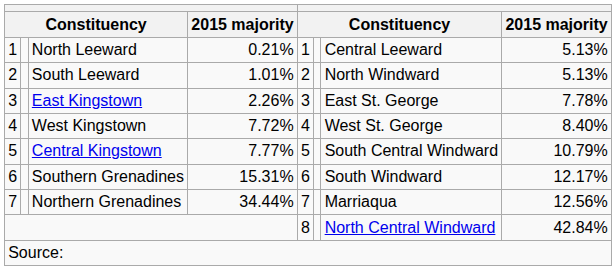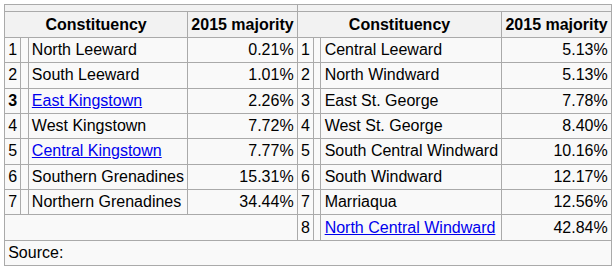(13, 100) normal -> (13, 100) bold
(581, 151) 10.79% -> (581, 151) 10.16%
